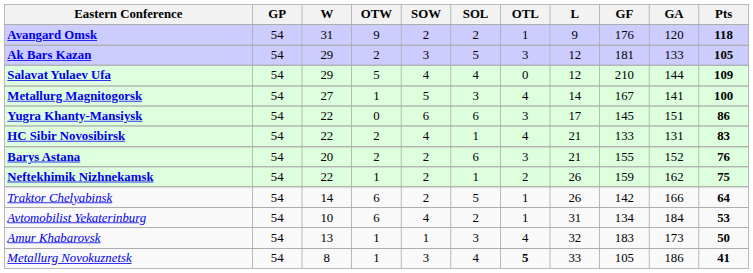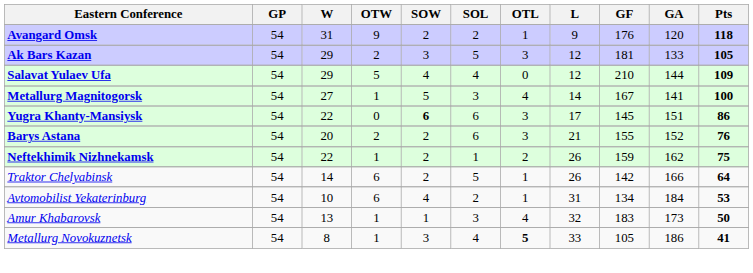(426, 116) normal -> (426, 116) bold
- row: (66, 136)
